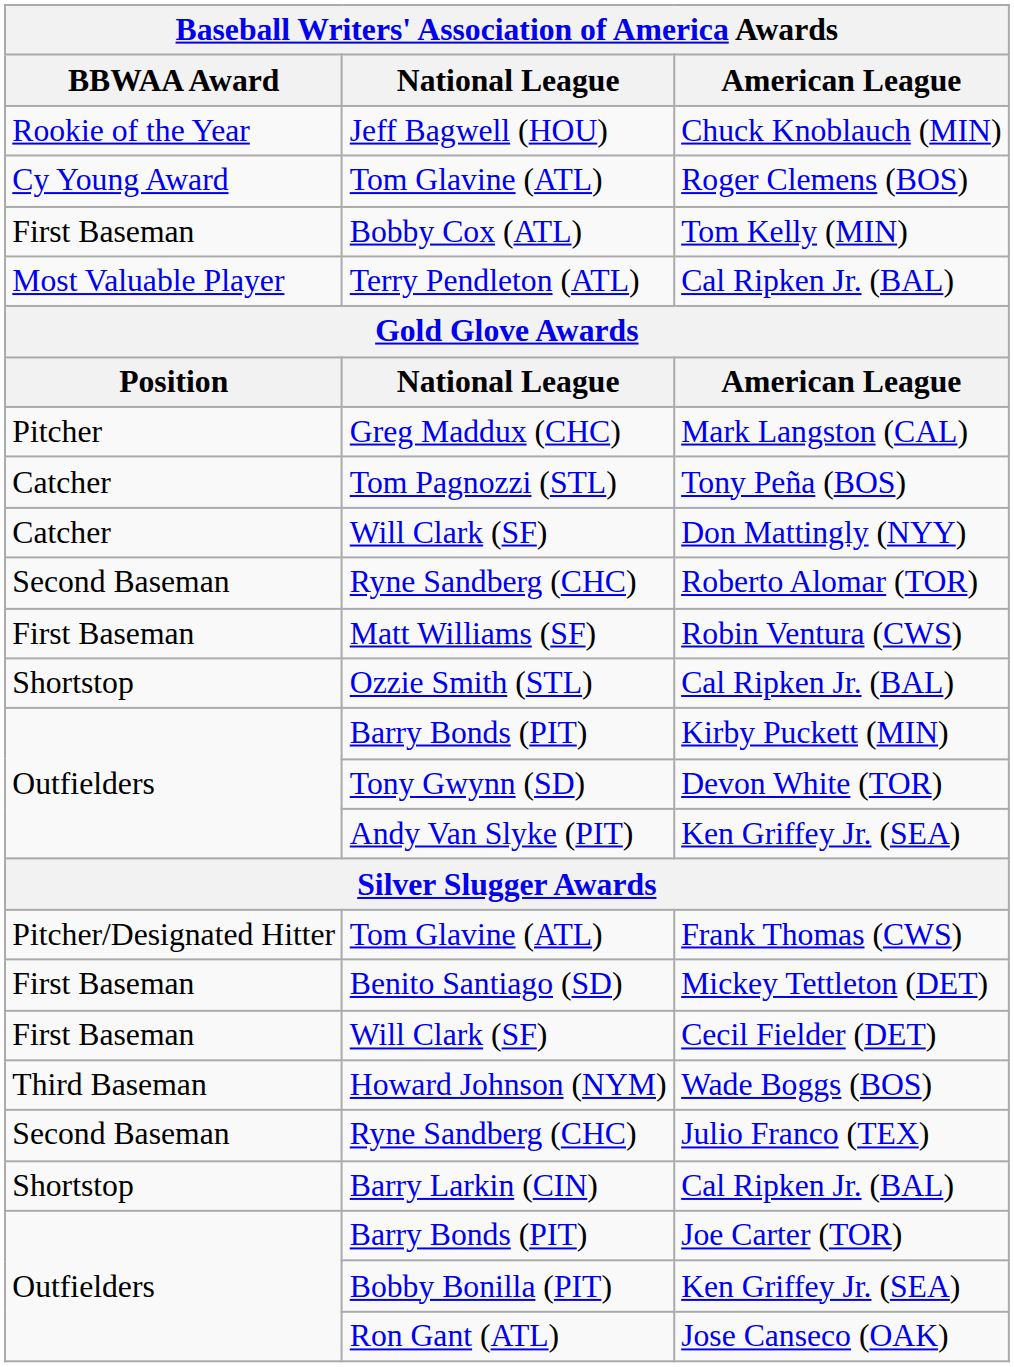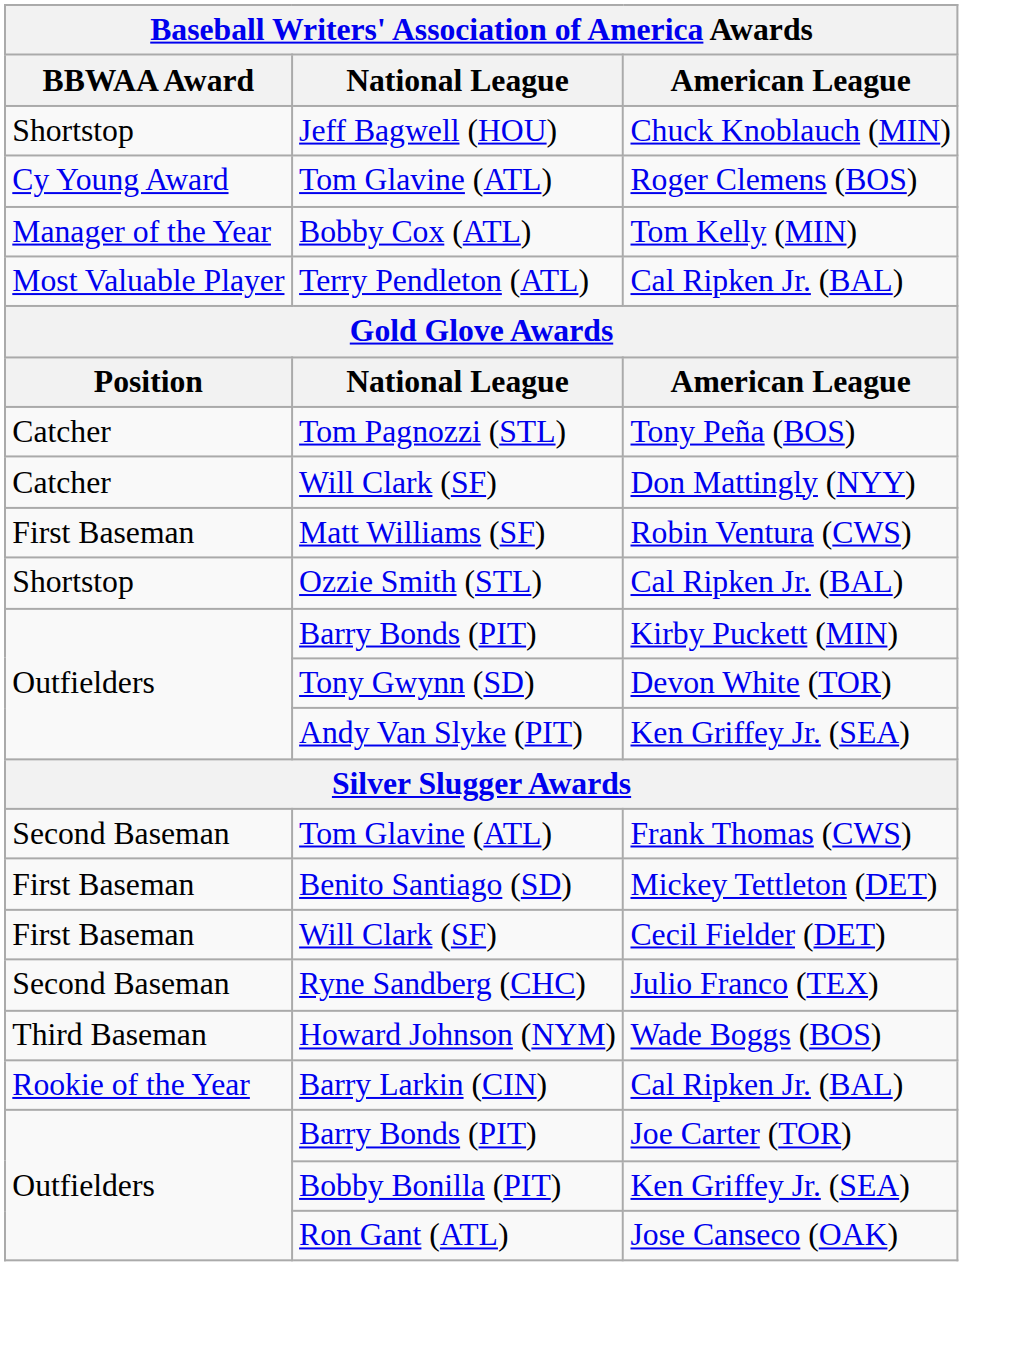(131, 130) Rookie of the Year -> (73, 130) Shortstop
(103, 230) First Baseman -> (142, 230) Manager of the Year
- row: (485, 431)
- row: (493, 582)
(174, 933) Pitcher/Designated Hitter -> (121, 833) Second Baseman
rows swapped: (493, 1134) <-> (508, 1084)
(73, 1185) Shortstop -> (131, 1084) Rookie of the Year
